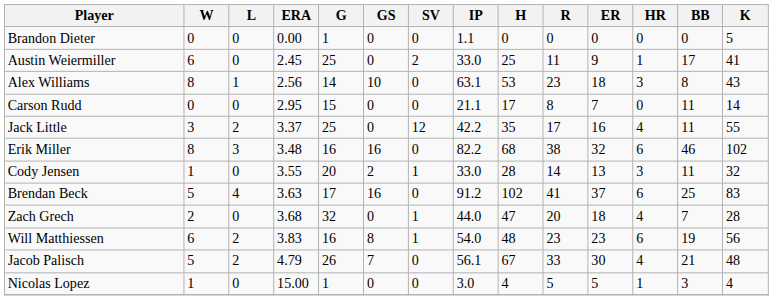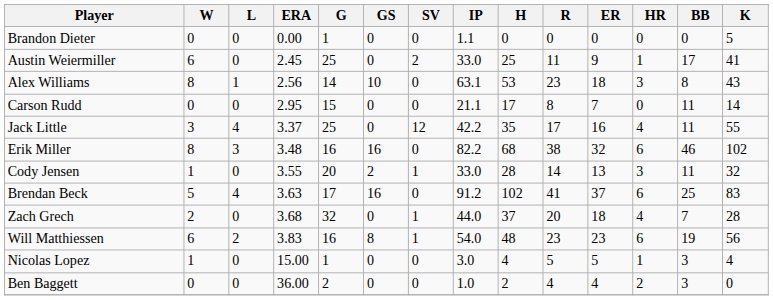(236, 127) 2 -> (236, 127) 4
(509, 216) 47 -> (509, 216) 37
- row: (46, 261)
+ row: (43, 283)
